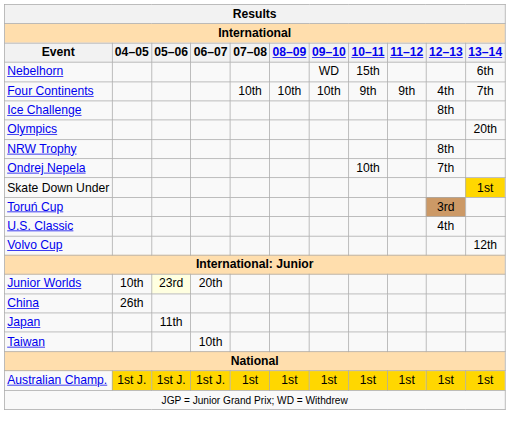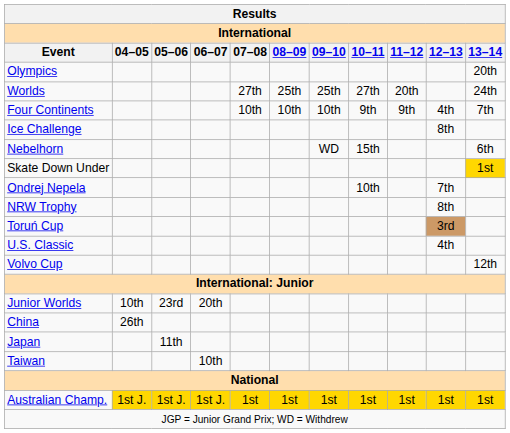rows swapped: (32, 129) <-> (35, 71)
+ row: (26, 91)
rows swapped: (42, 149) <-> (58, 187)
(171, 284) lightyellow background -> (171, 303) no background
